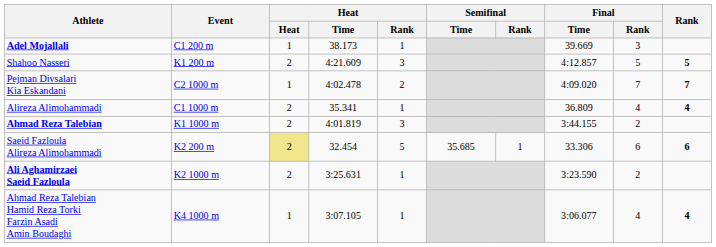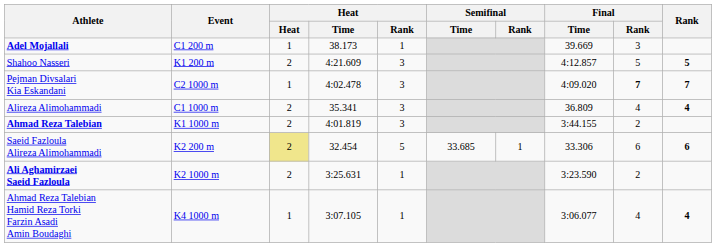(402, 85) 2 -> (402, 85) 3
(638, 85) normal -> (638, 85) bold
(402, 108) 1 -> (402, 108) 3
(461, 147) 35.685 -> (461, 147) 33.685
